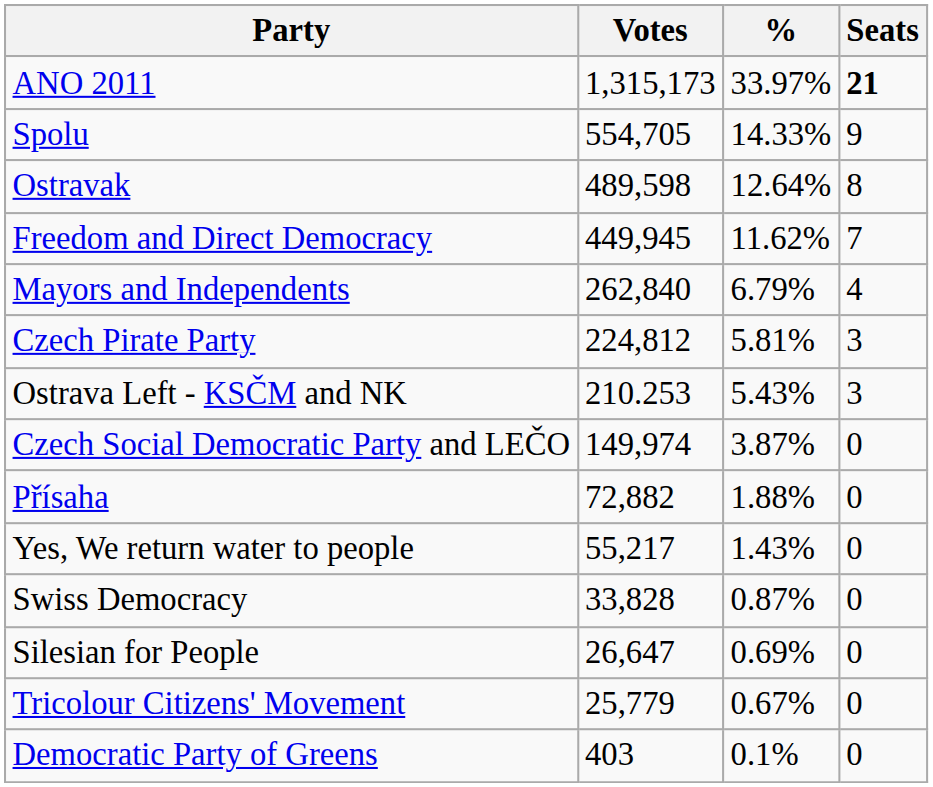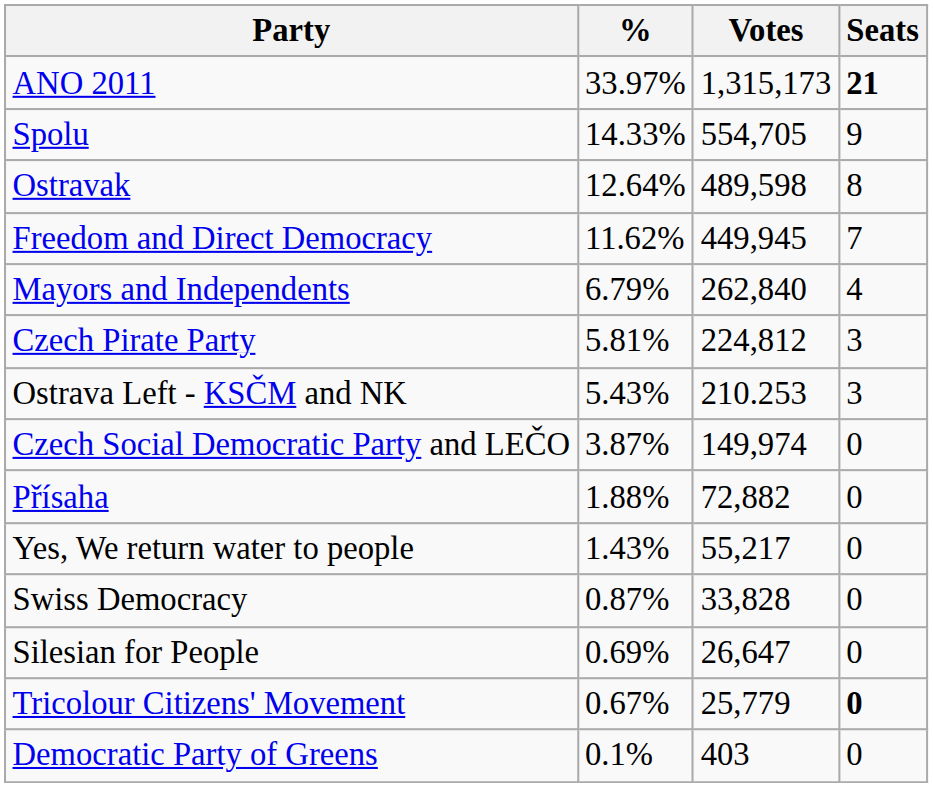columns swapped: (650, 30) <-> (781, 30)
(854, 703) normal -> (854, 703) bold
